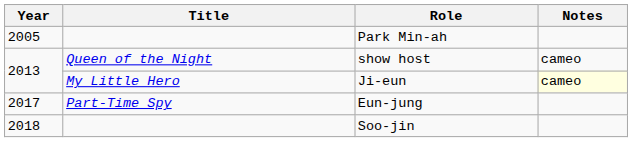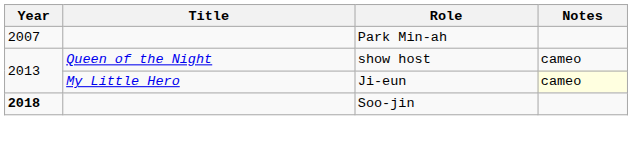(24, 38) 2005 -> (24, 38) 2007
- row: (390, 104)
(24, 126) normal -> (24, 104) bold
